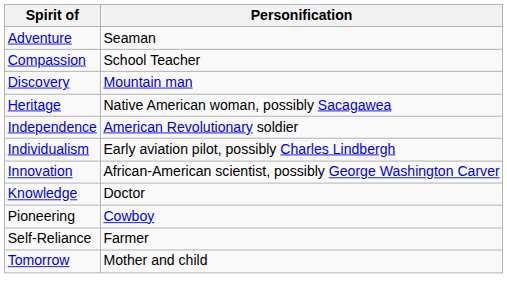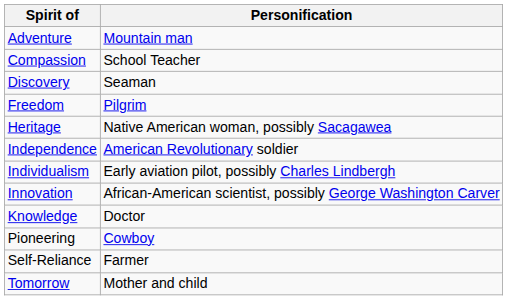(130, 37) Seaman -> (148, 37) Mountain man
(148, 82) Mountain man -> (130, 82) Seaman
+ row: (36, 104)
